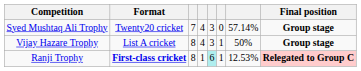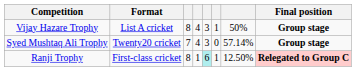rows swapped: (57, 43) <-> (57, 27)
(149, 58) bold -> (147, 58) normal
(243, 58) 12.53% -> (238, 58) 12.50%
